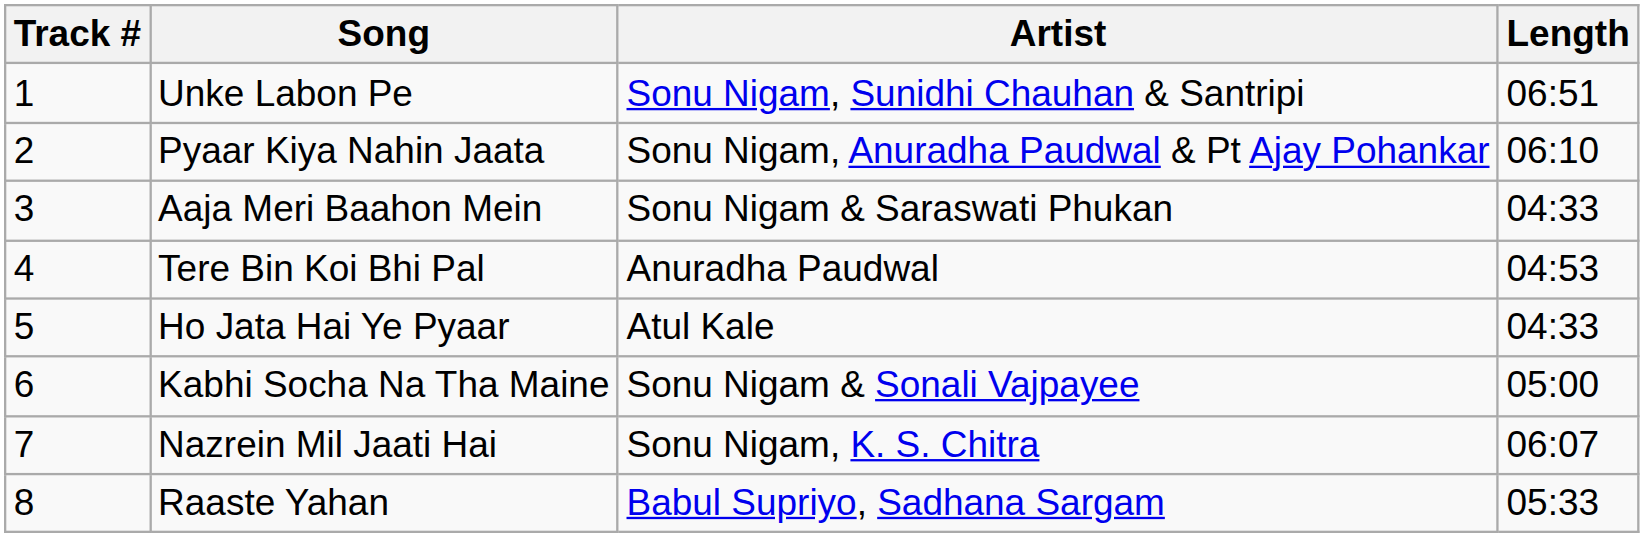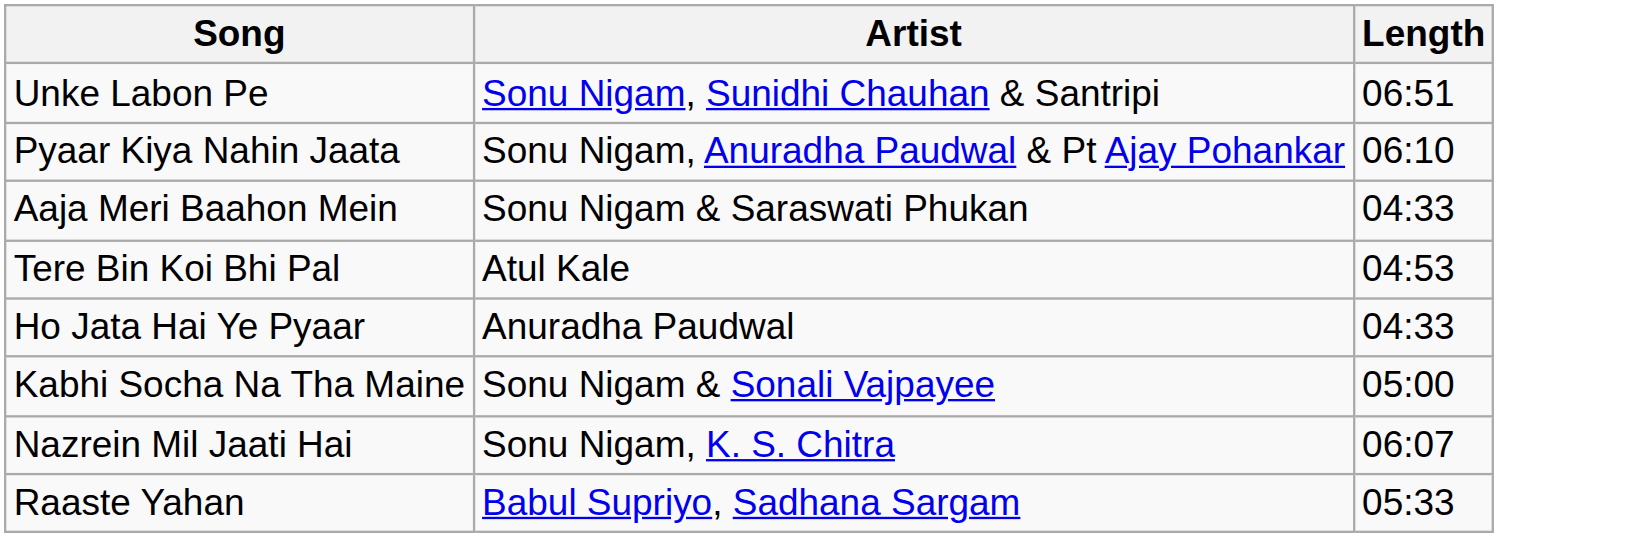- column: (77, 33)
(783, 268) Anuradha Paudwal -> (556, 268) Atul Kale
(700, 326) Atul Kale -> (638, 326) Anuradha Paudwal
